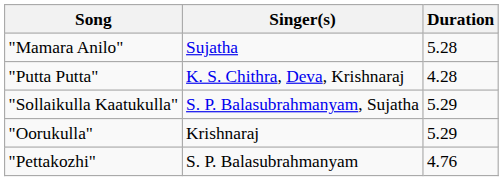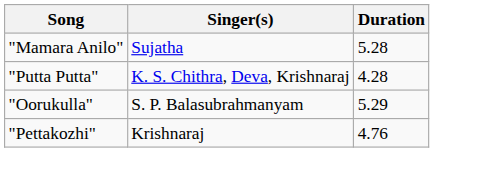- row: (93, 104)
(223, 133) Krishnaraj -> (217, 104) S. P. Balasubrahmanyam
(272, 161) S. P. Balasubrahmanyam -> (168, 133) Krishnaraj
